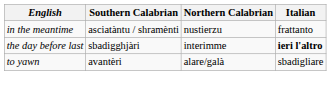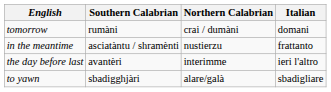+ row: (27, 29)
(114, 45) sbadigghjàri -> (105, 62) avantèri
(300, 45) bold -> (298, 62) normal
(105, 62) avantèri -> (114, 78) sbadigghjàri
